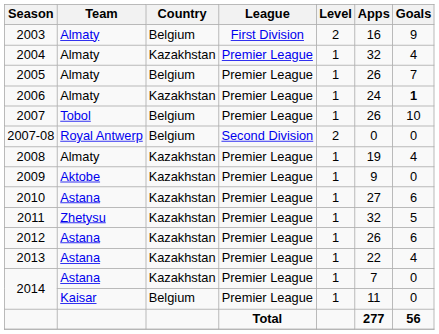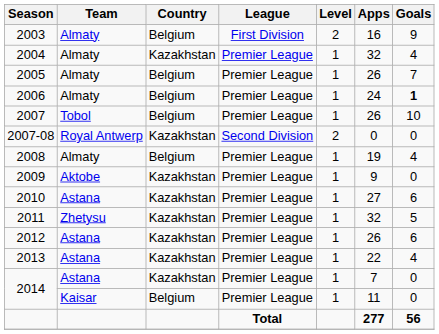(182, 95) Kazakhstan -> (172, 95) Belgium
(172, 136) Belgium -> (182, 136) Kazakhstan
(182, 156) Kazakhstan -> (172, 156) Belgium
